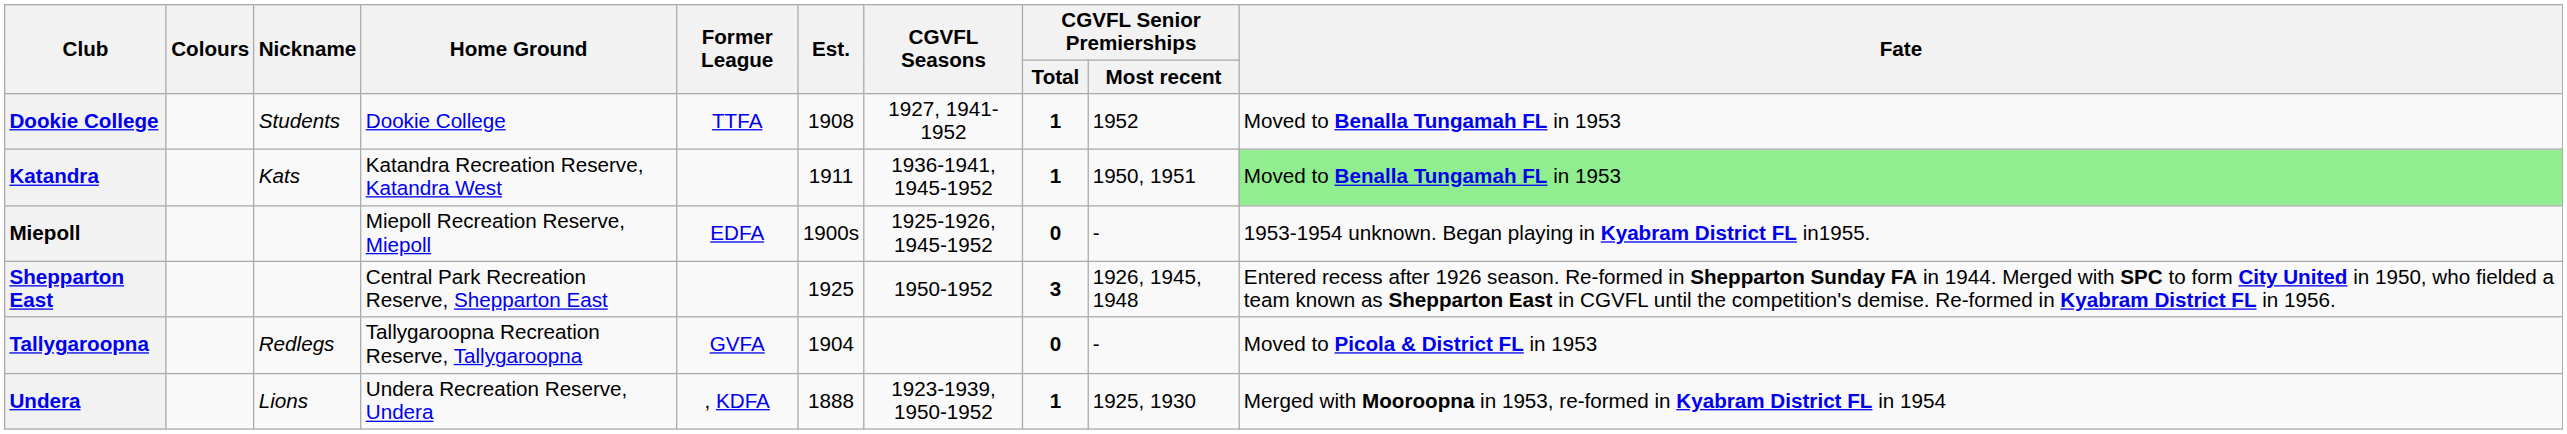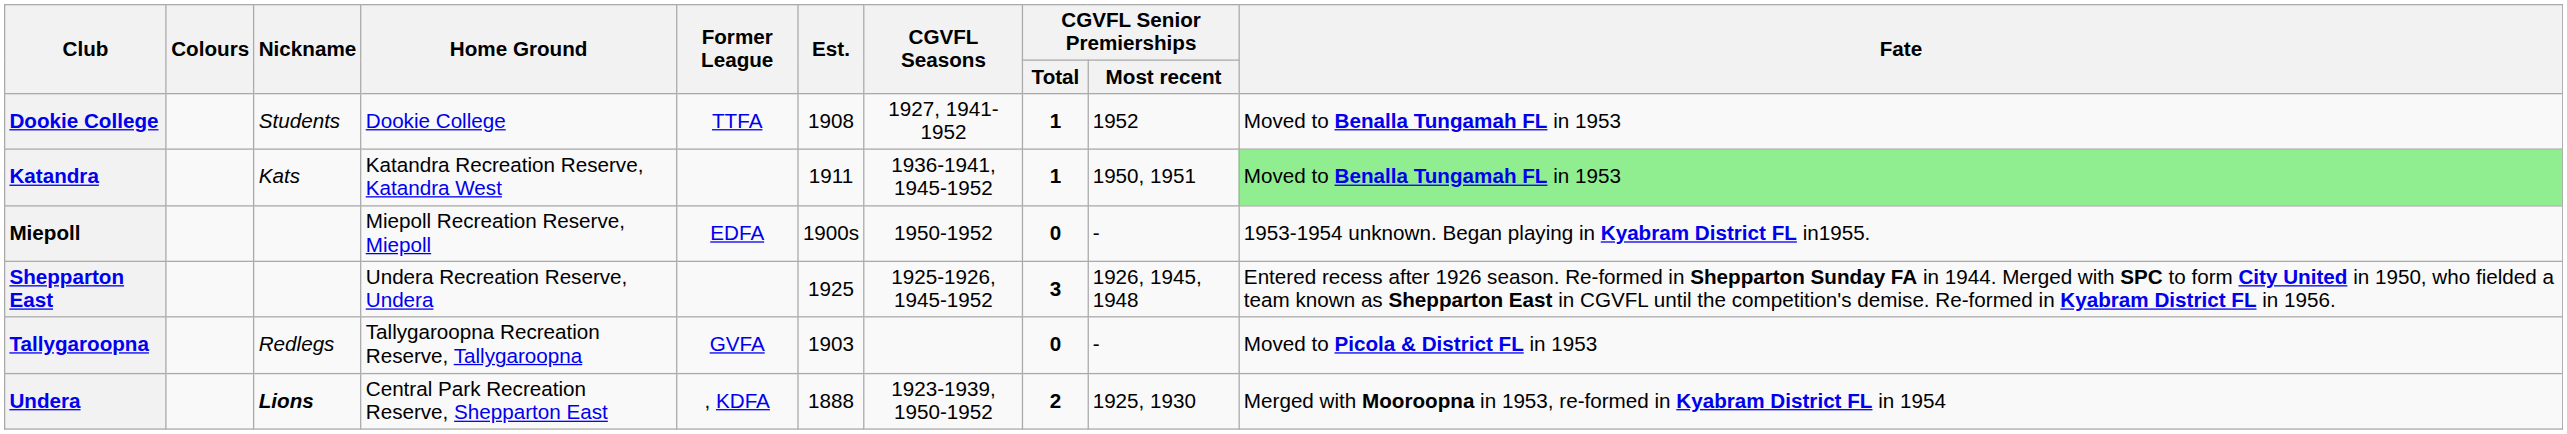(943, 233) 1925-1926, 1945-1952 -> (943, 233) 1950-1952
(487, 289) Central Park Recreation Reserve, Shepparton East -> (497, 289) Undera Recreation Reserve, Undera
(943, 289) 1950-1952 -> (943, 289) 1925-1926, 1945-1952
(831, 344) 1904 -> (831, 344) 1903
(283, 400) normal -> (286, 400) bold
(497, 400) Undera Recreation Reserve, Undera -> (487, 400) Central Park Recreation Reserve, Shepparton East
(1055, 400) 1 -> (1055, 400) 2
